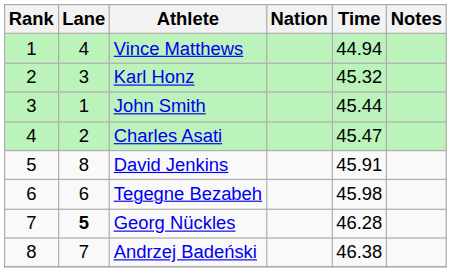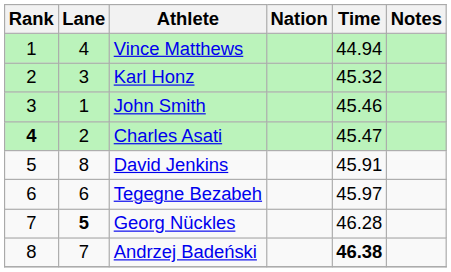(359, 106) 45.44 -> (359, 106) 45.46
(31, 135) normal -> (31, 135) bold
(359, 194) 45.98 -> (359, 194) 45.97
(359, 252) normal -> (359, 252) bold
